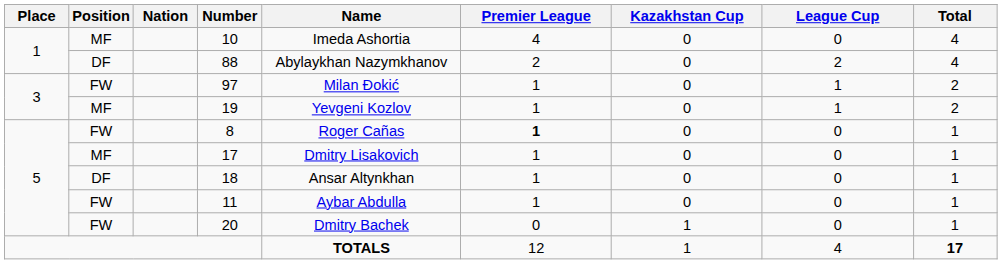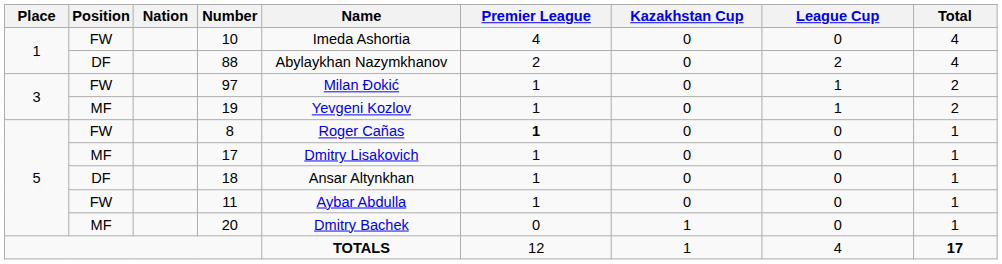(101, 39) MF -> (101, 39) FW
(101, 224) FW -> (101, 224) MF
